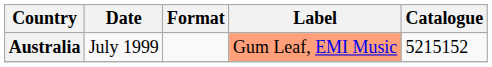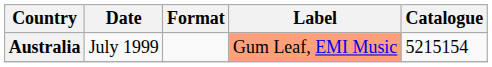(437, 47) 5215152 -> (437, 47) 5215154
